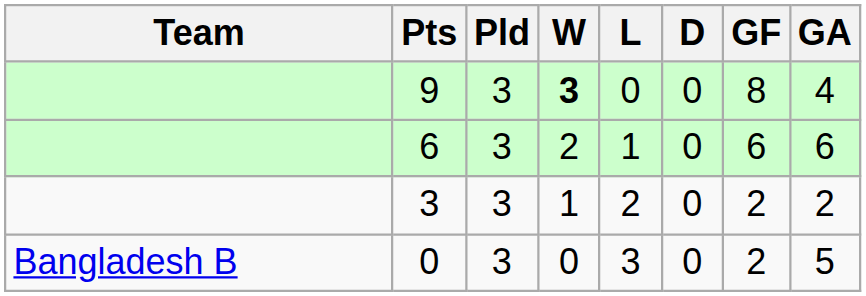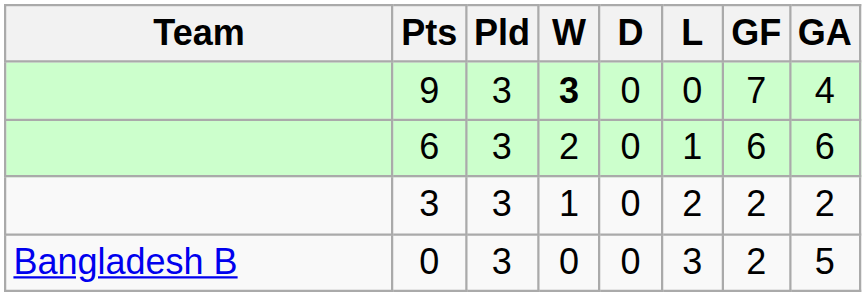columns swapped: (692, 33) <-> (631, 33)
(756, 90) 8 -> (756, 90) 7
